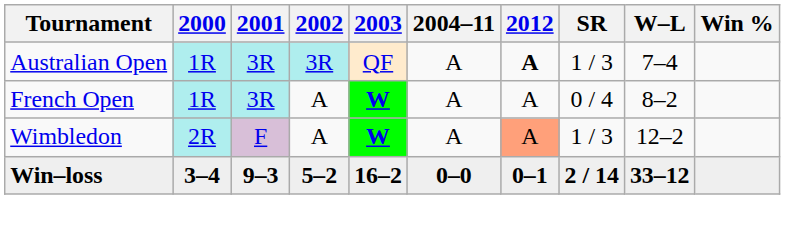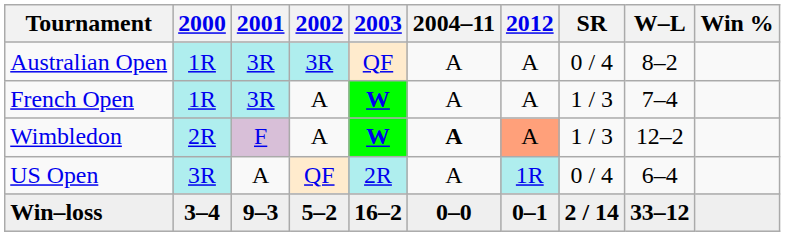(530, 61) bold -> (530, 61) normal
(592, 61) 1 / 3 -> (592, 61) 0 / 4
(660, 61) 7–4 -> (660, 61) 8–2
(592, 99) 0 / 4 -> (592, 99) 1 / 3
(660, 99) 8–2 -> (660, 99) 7–4
(454, 136) normal -> (454, 136) bold
+ row: (54, 174)
